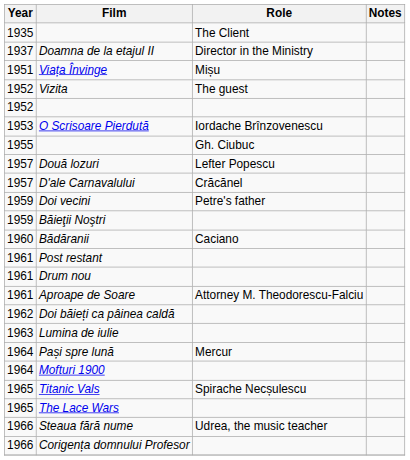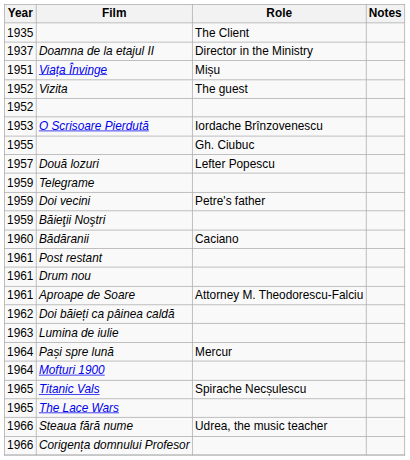- row: (20, 182)
+ row: (20, 182)
